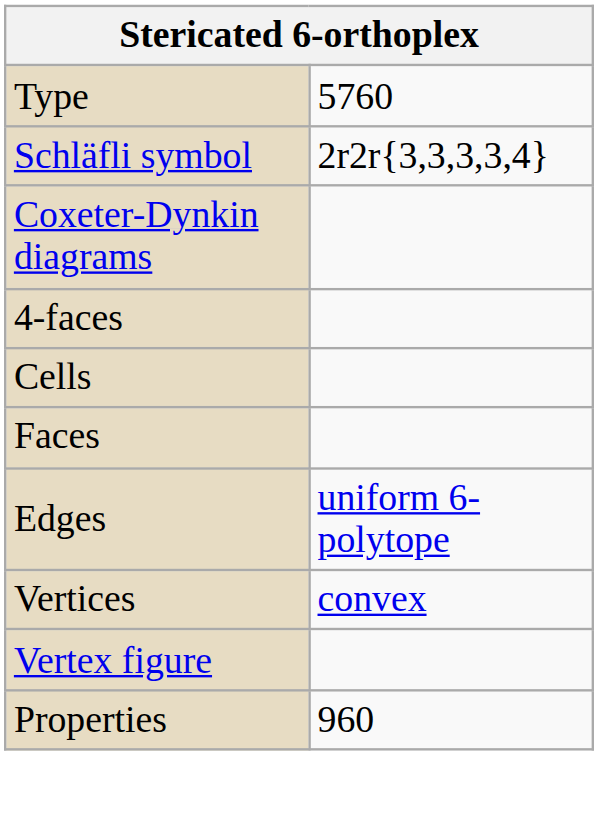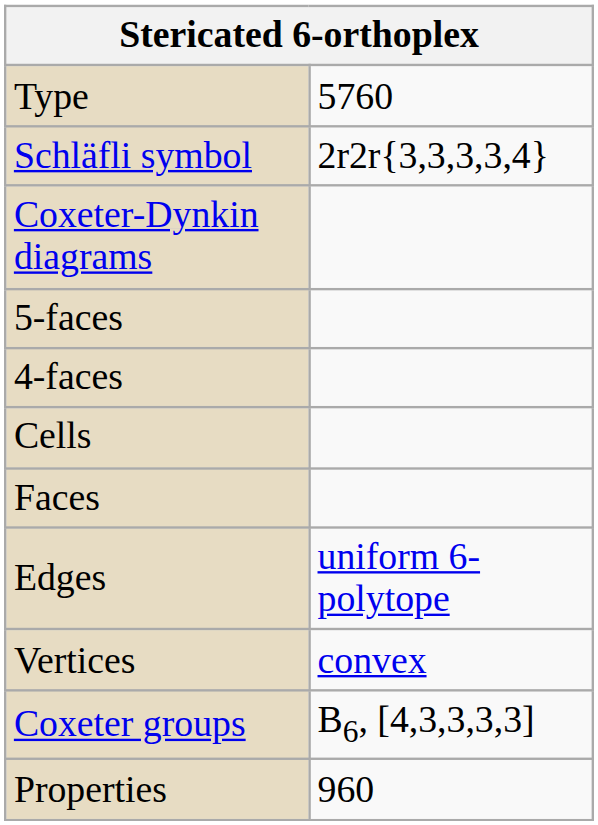+ row: (68, 317)
- row: (113, 659)
+ row: (130, 723)
